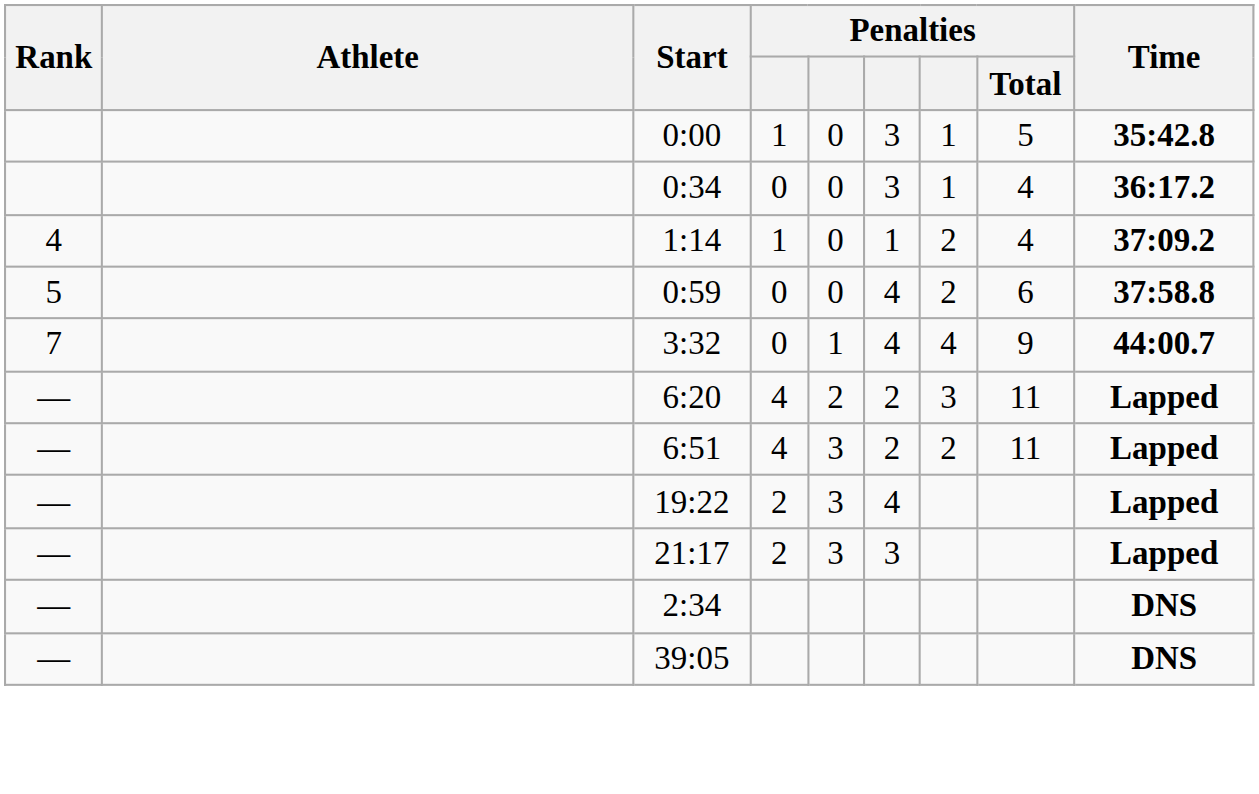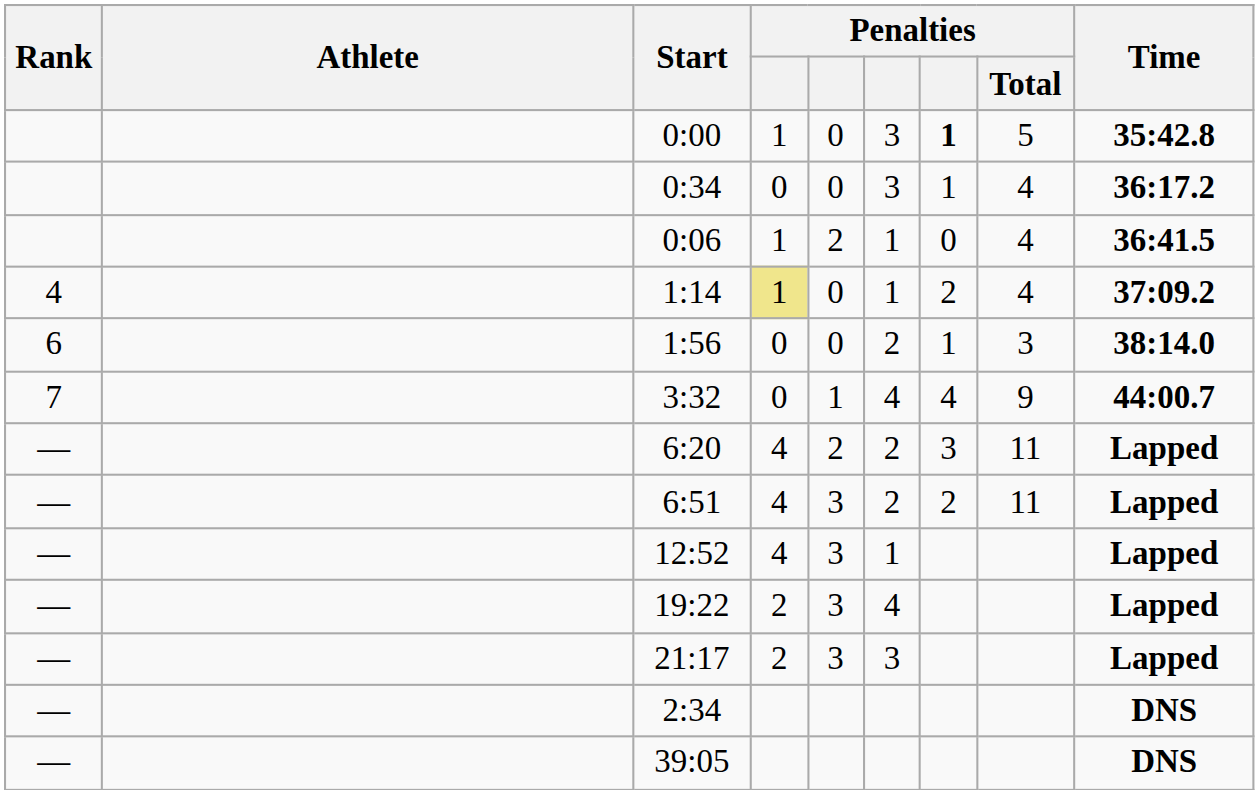(948, 135) normal -> (948, 135) bold
+ row: (692, 239)
(779, 239) no background -> (779, 291) khaki background
- row: (692, 291)
+ row: (692, 344)
+ row: (692, 553)
